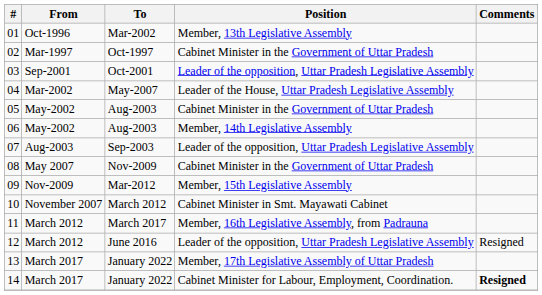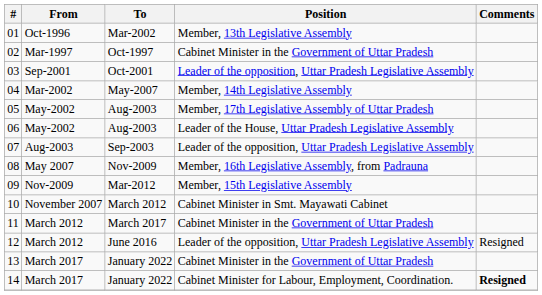(316, 90) Leader of the House, Uttar Pradesh Legislative Assembly -> (265, 90) Member, 14th Legislative Assembly
(306, 109) Cabinet Minister in the Government of Uttar Pradesh -> (306, 109) Member, 17th Legislative Assembly of Uttar Pradesh
(265, 128) Member, 14th Legislative Assembly -> (316, 128) Leader of the House, Uttar Pradesh Legislative Assembly
(306, 166) Cabinet Minister in the Government of Uttar Pradesh -> (303, 166) Member, 16th Legislative Assembly, from Padrauna
(303, 223) Member, 16th Legislative Assembly, from Padrauna -> (306, 223) Cabinet Minister in the Government of Uttar Pradesh
(306, 261) Member, 17th Legislative Assembly of Uttar Pradesh -> (306, 261) Cabinet Minister in the Government of Uttar Pradesh
